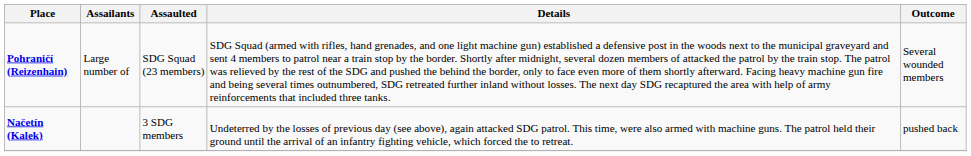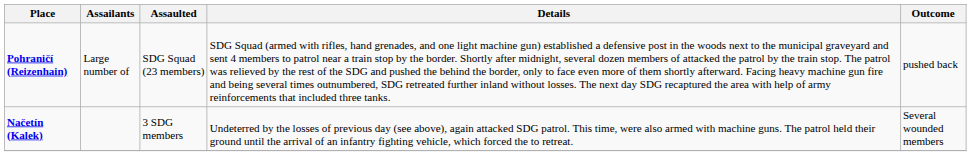(923, 65) Several wounded members -> (930, 65) pushed back
(930, 129) pushed back -> (923, 129) Several wounded members
